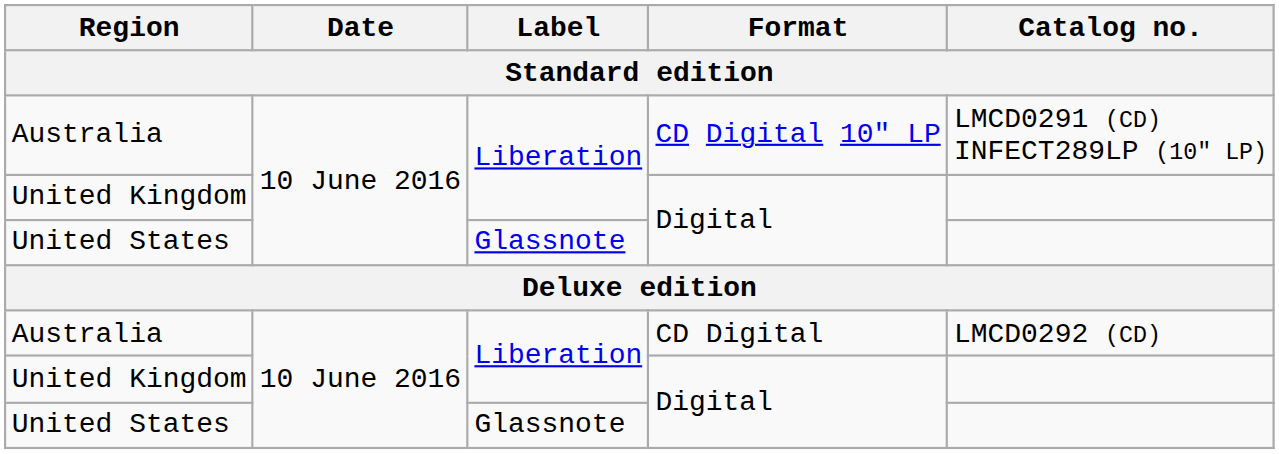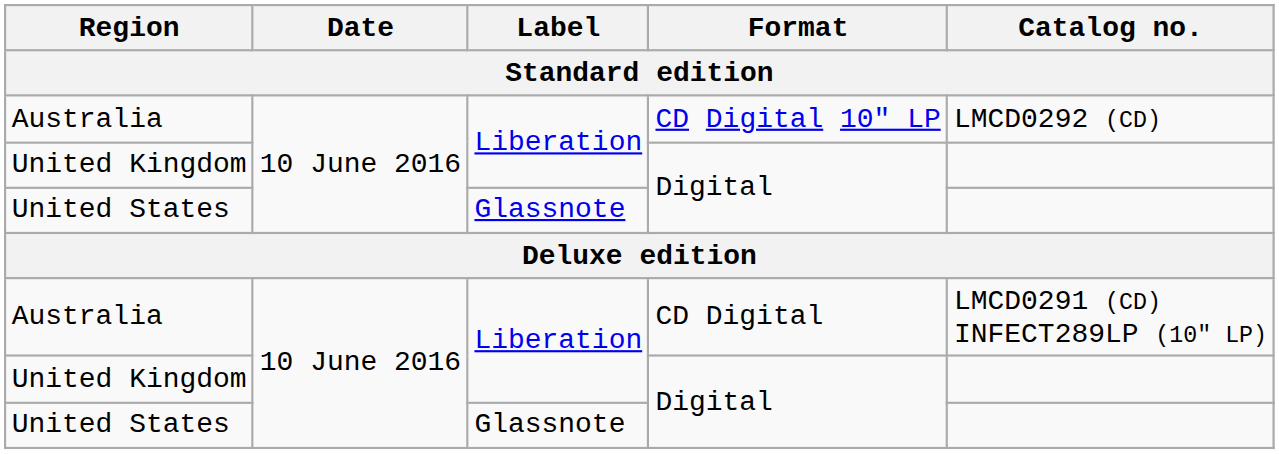(1111, 135) LMCD0291 (CD) INFECT289LP (10" LP) -> (1057, 119) LMCD0292 (CD)
(1057, 333) LMCD0292 (CD) -> (1111, 317) LMCD0291 (CD) INFECT289LP (10" LP)
